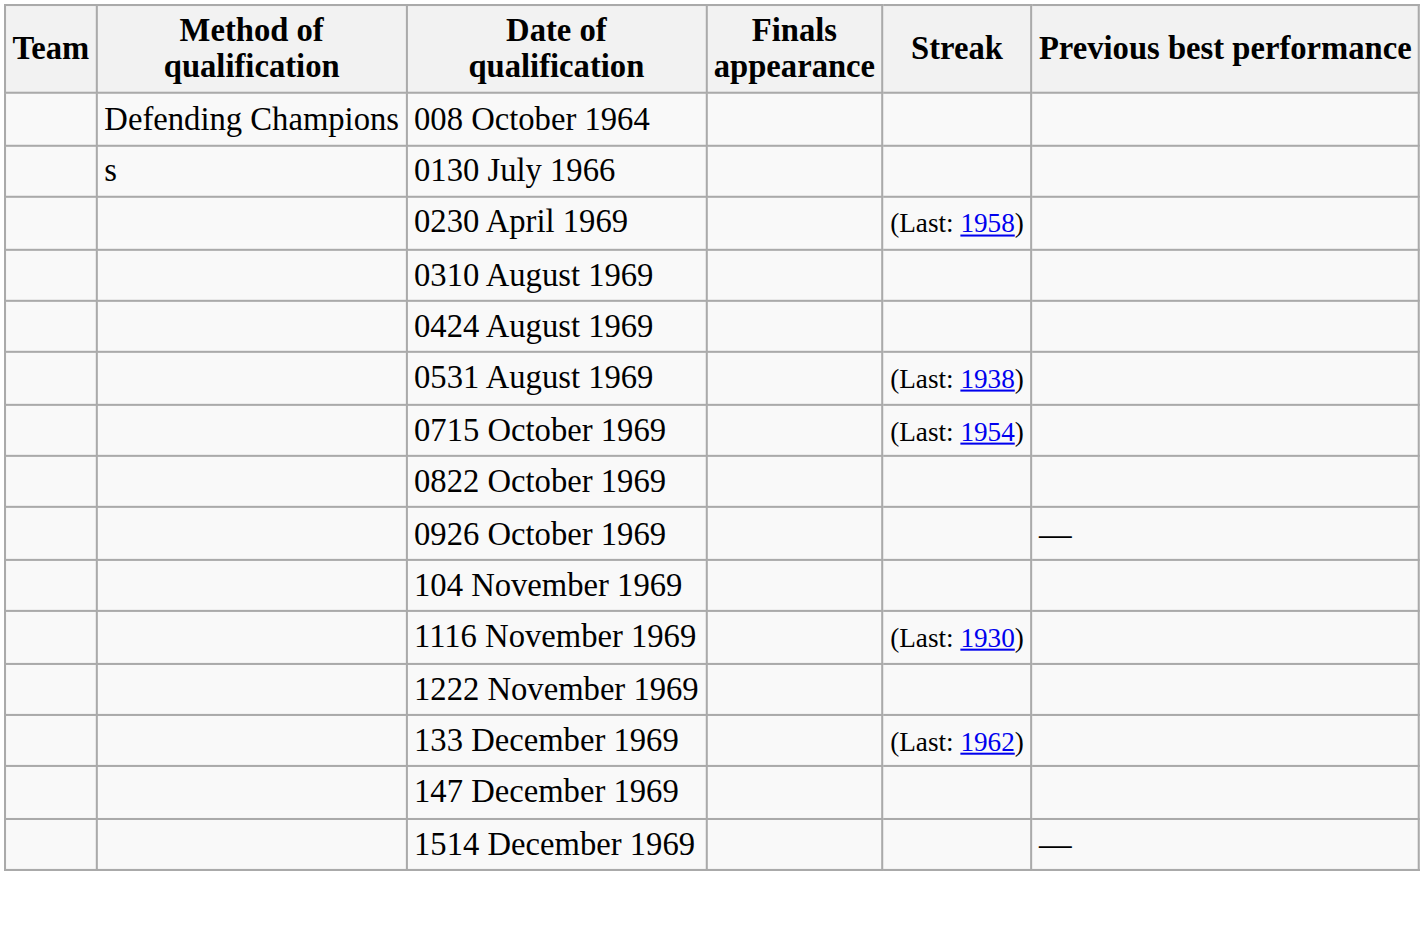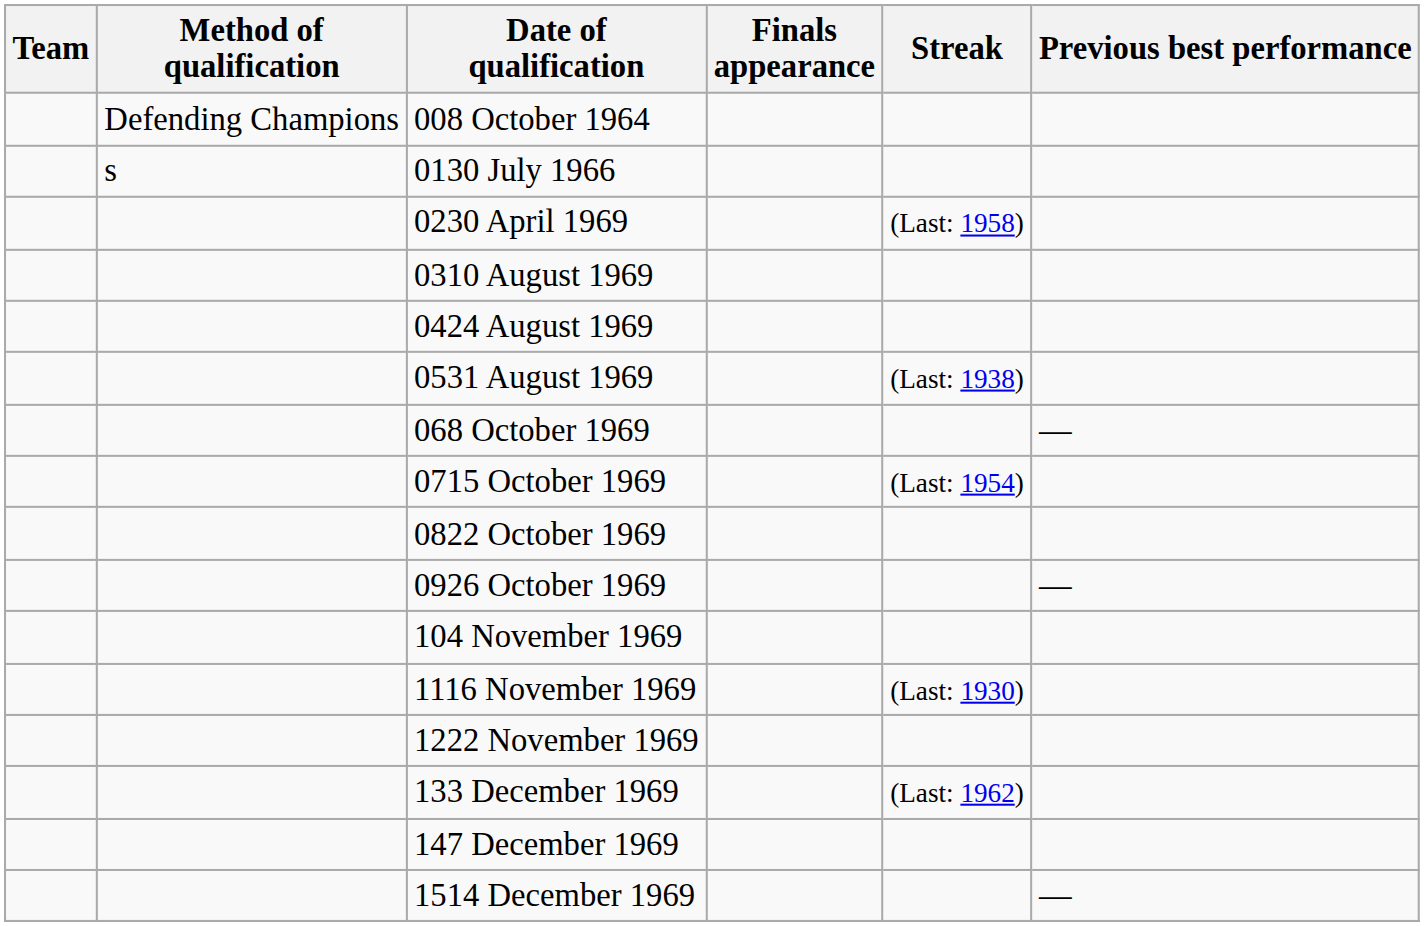+ row: (532, 429)
